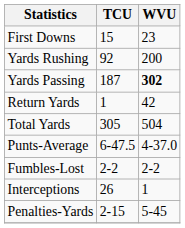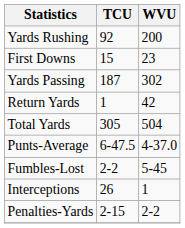rows swapped: (41, 37) <-> (48, 59)
(152, 80) bold -> (152, 80) normal
(151, 168) 2-2 -> (154, 168) 5-45
(154, 211) 5-45 -> (151, 211) 2-2
